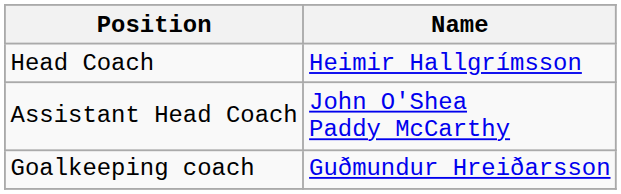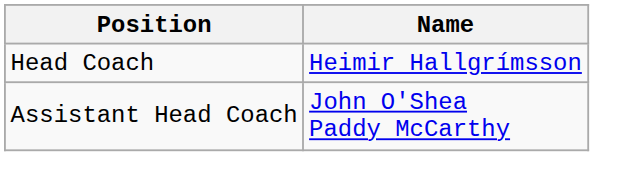- row: (133, 169)
